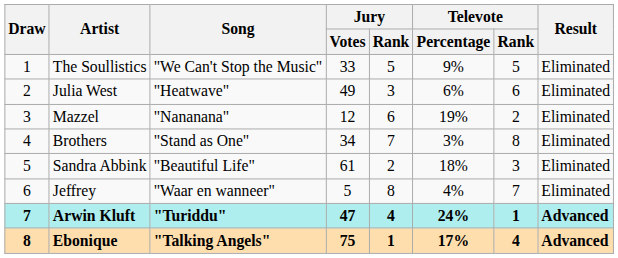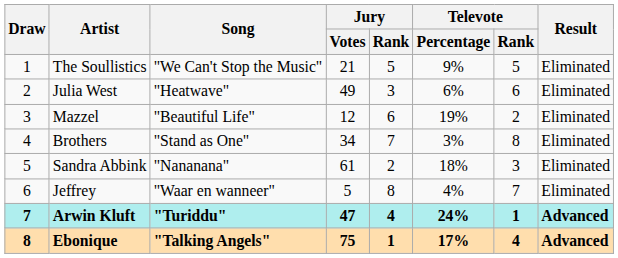(348, 66) 33 -> (348, 66) 21
(191, 116) "Nananana" -> (204, 116) "Beautiful Life"
(204, 166) "Beautiful Life" -> (191, 166) "Nananana"
